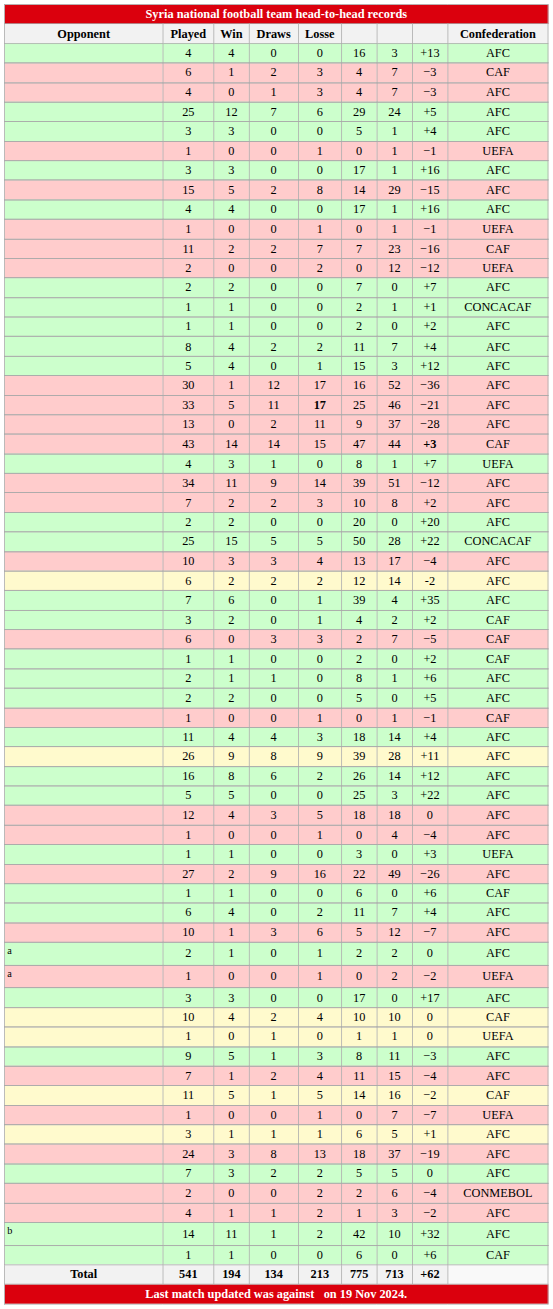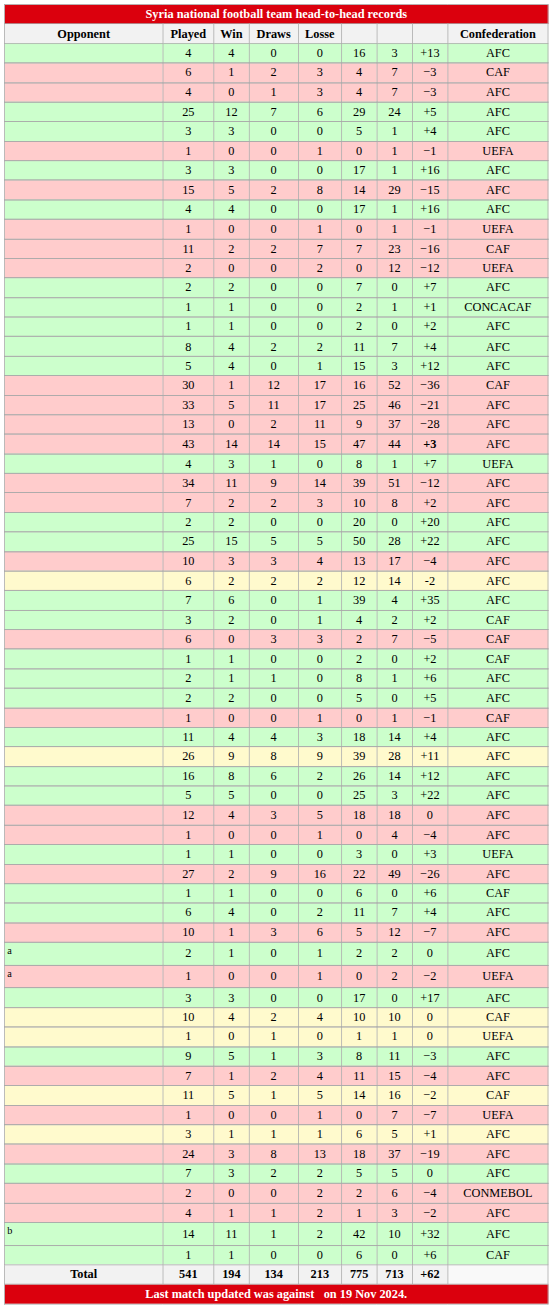(498, 385) AFC -> (498, 385) CAF
(320, 405) bold -> (320, 405) normal
(498, 444) CAF -> (498, 444) AFC
(498, 541) CONCACAF -> (498, 541) AFC
